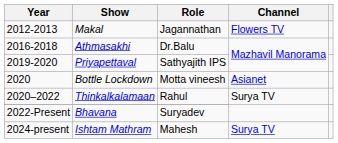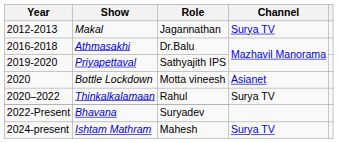(258, 29) Flowers TV -> (253, 29) Surya TV
